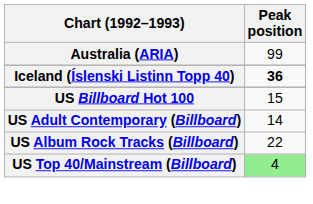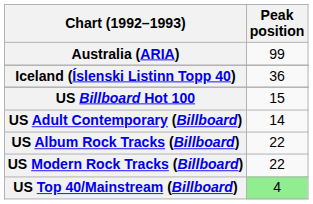(275, 76) bold -> (277, 76) normal
+ row: (125, 165)
